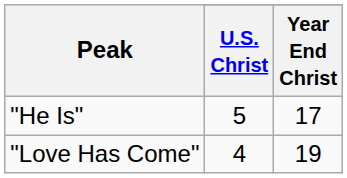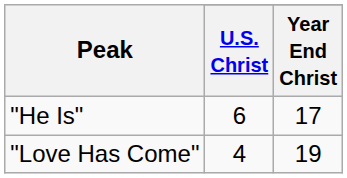(239, 115) 5 -> (239, 115) 6
